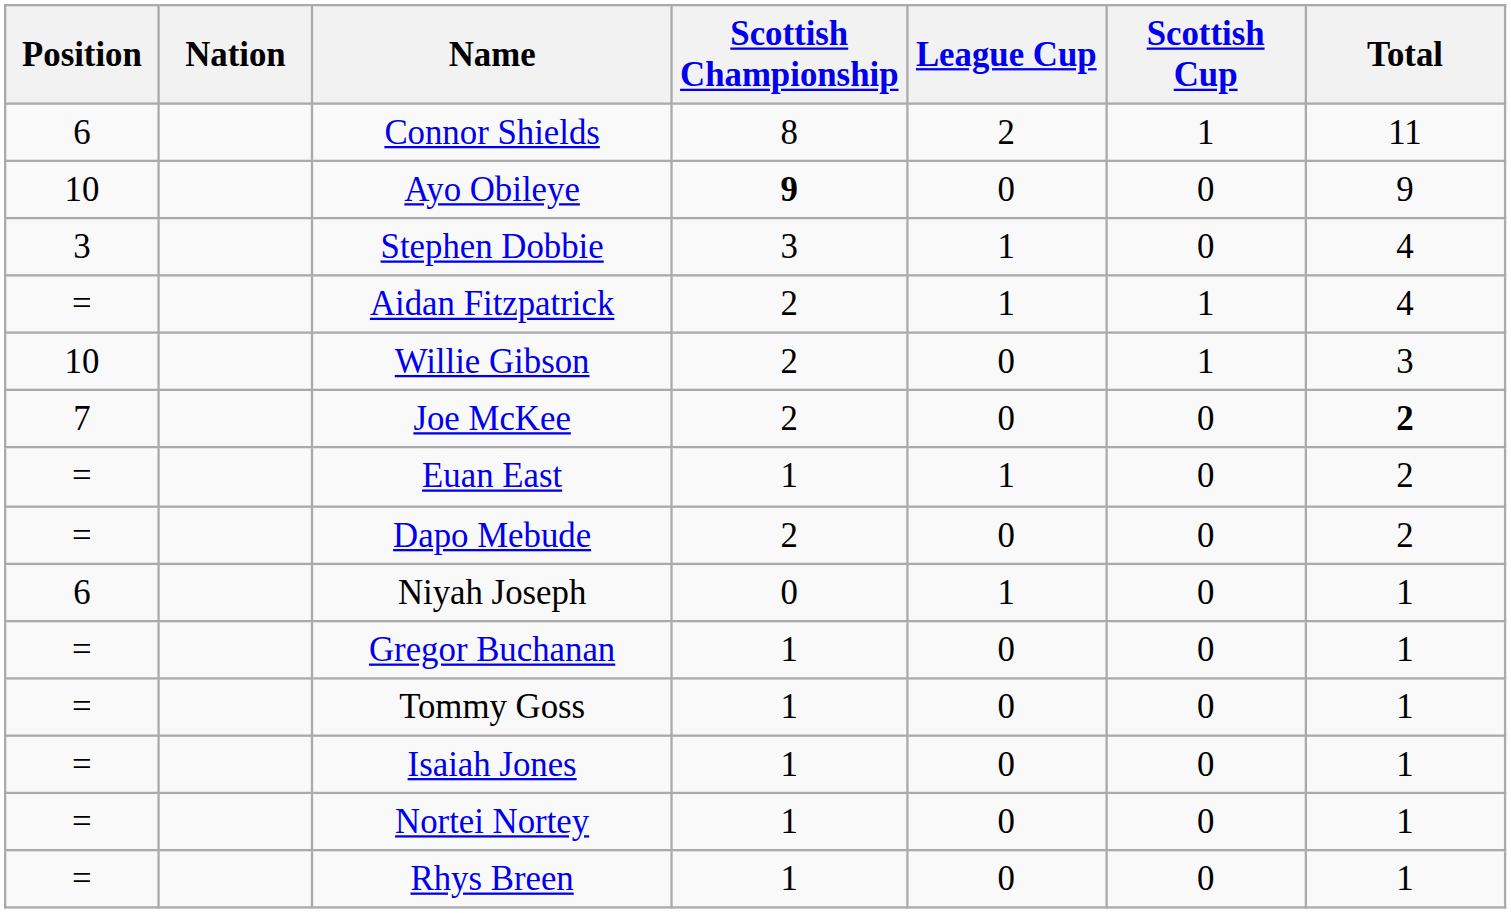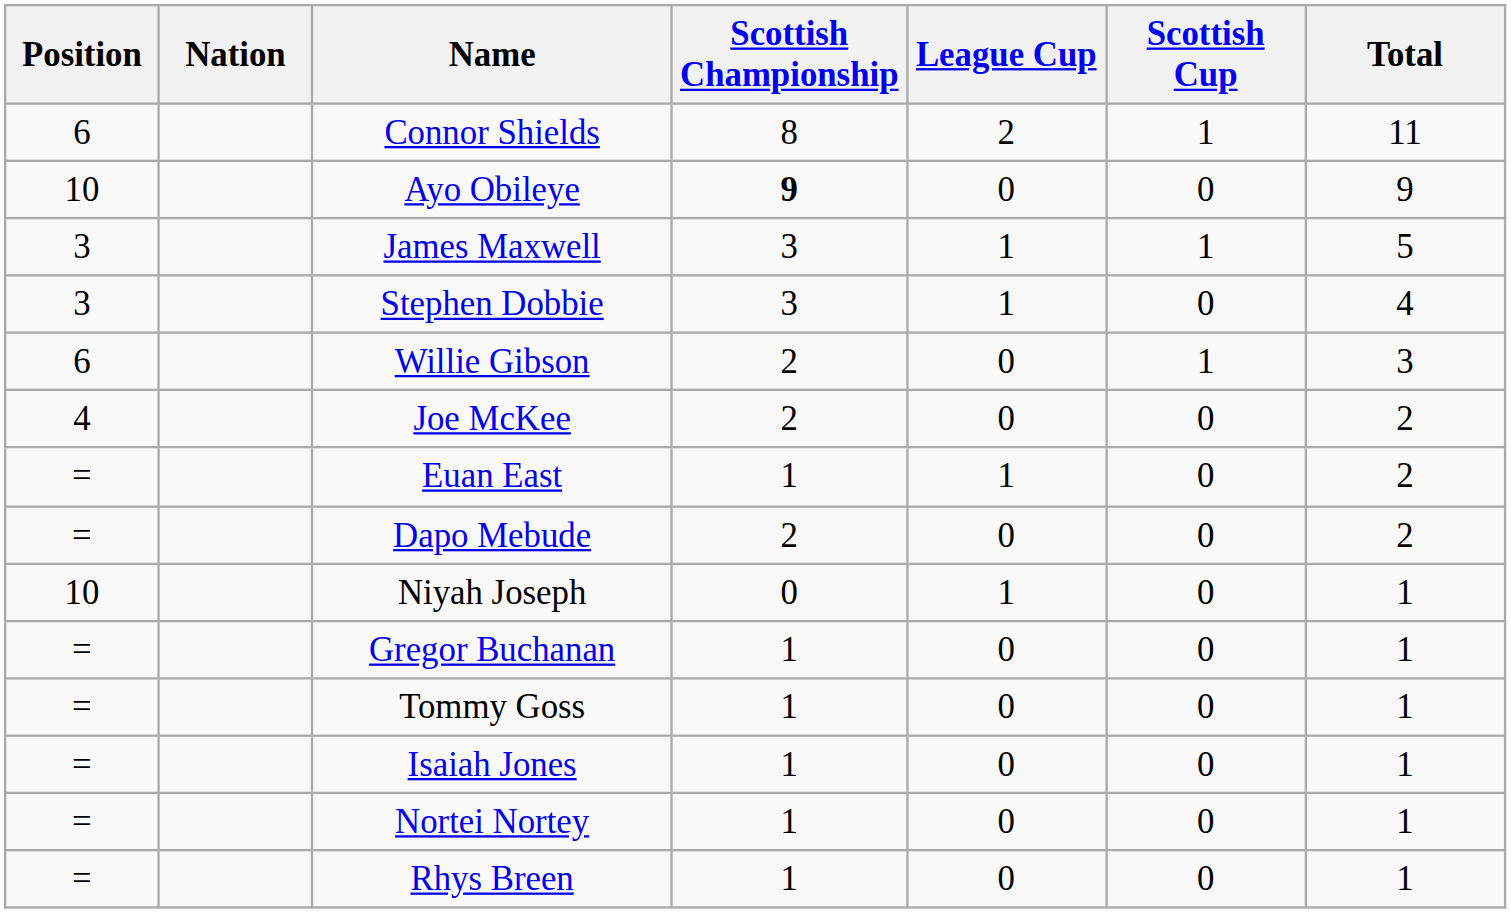+ row: (492, 246)
- row: (492, 304)
(82, 361) 10 -> (82, 361) 6
(82, 418) 7 -> (82, 418) 4
(1405, 418) bold -> (1405, 418) normal
(82, 591) 6 -> (82, 591) 10
